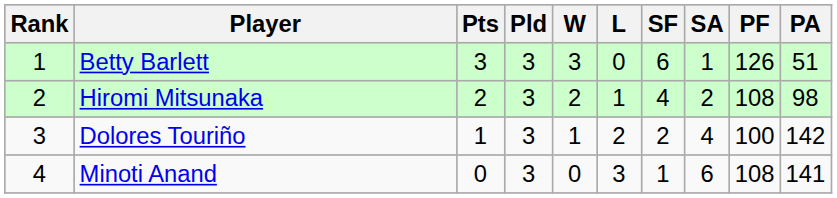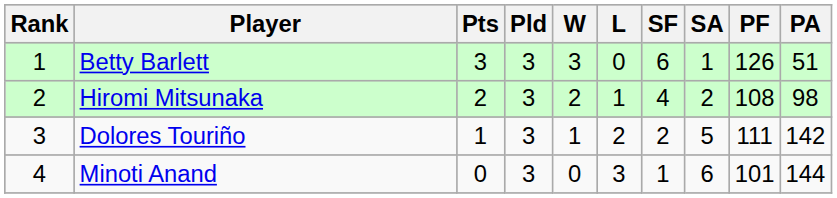(707, 137) 4 -> (707, 137) 5
(755, 137) 100 -> (755, 137) 111
(755, 174) 108 -> (755, 174) 101
(805, 174) 141 -> (805, 174) 144
